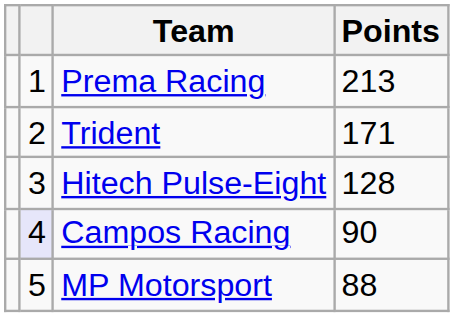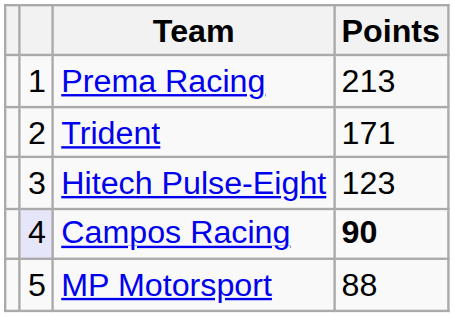(368, 183) 128 -> (368, 183) 123
(359, 233) normal -> (359, 233) bold
